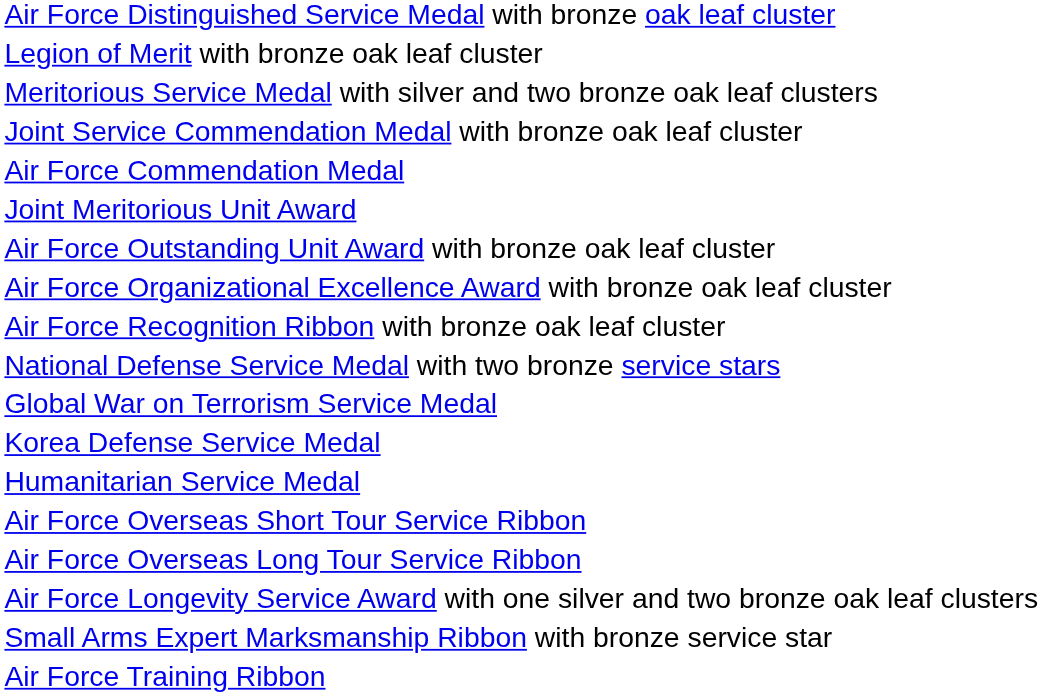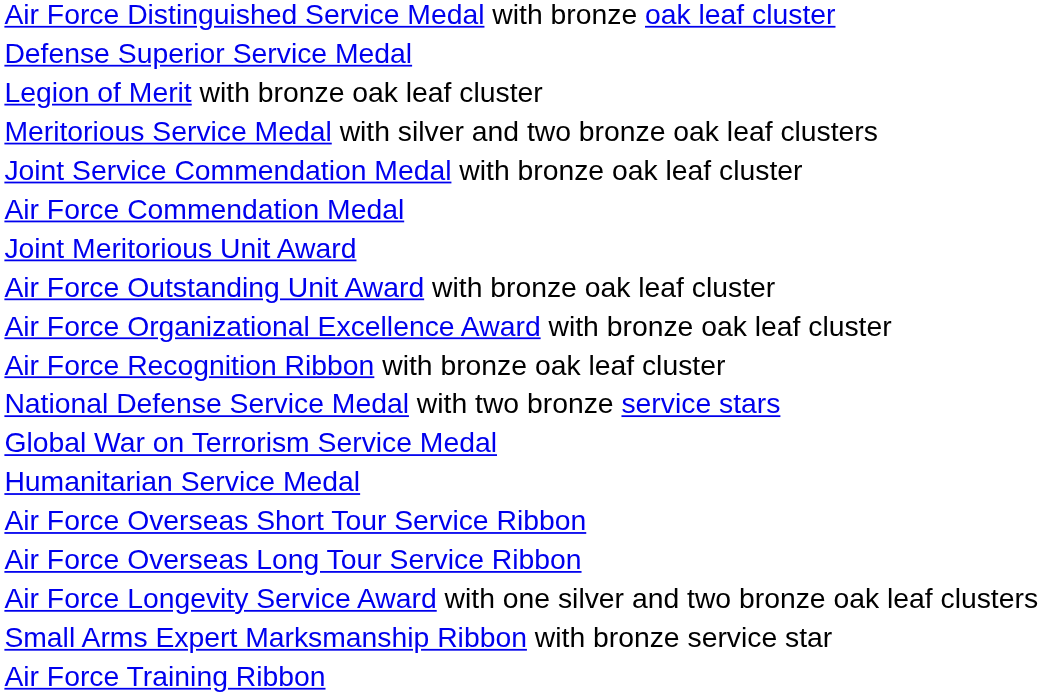+ row: (208, 53)
- row: (193, 443)
